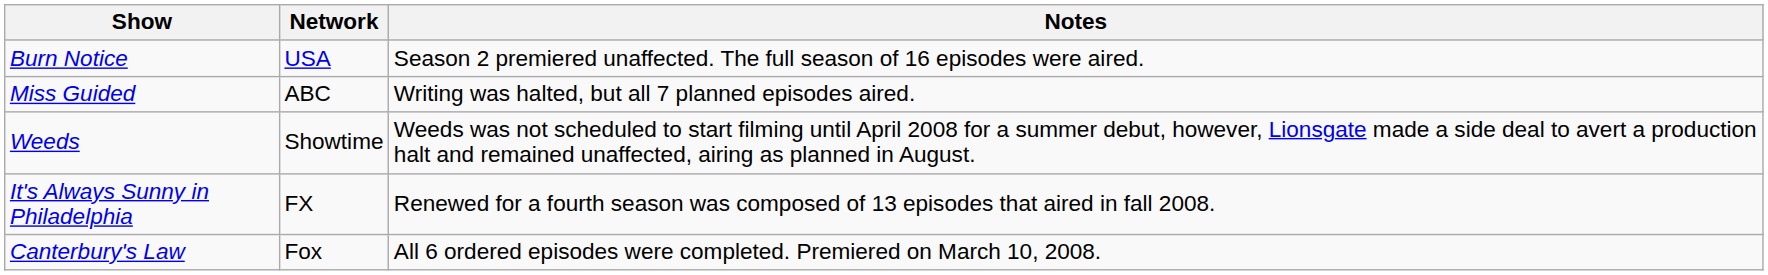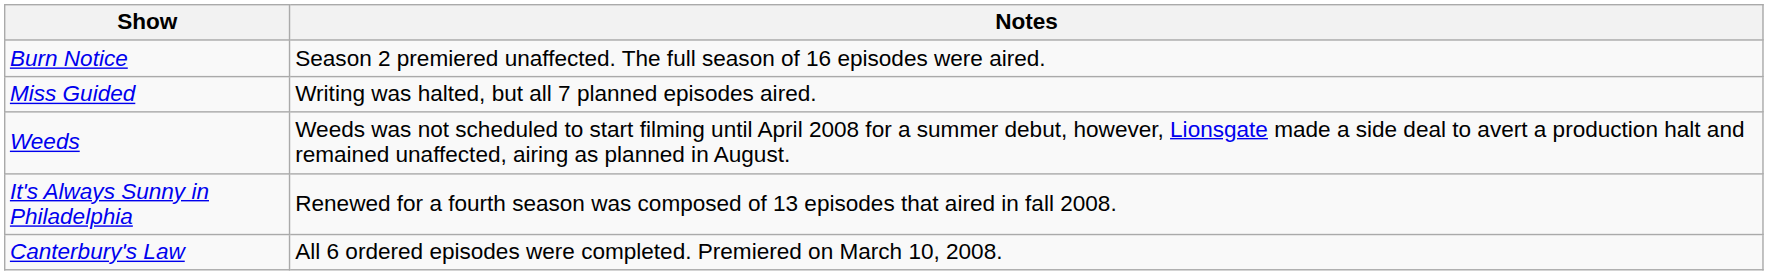- column: (334, 22)
